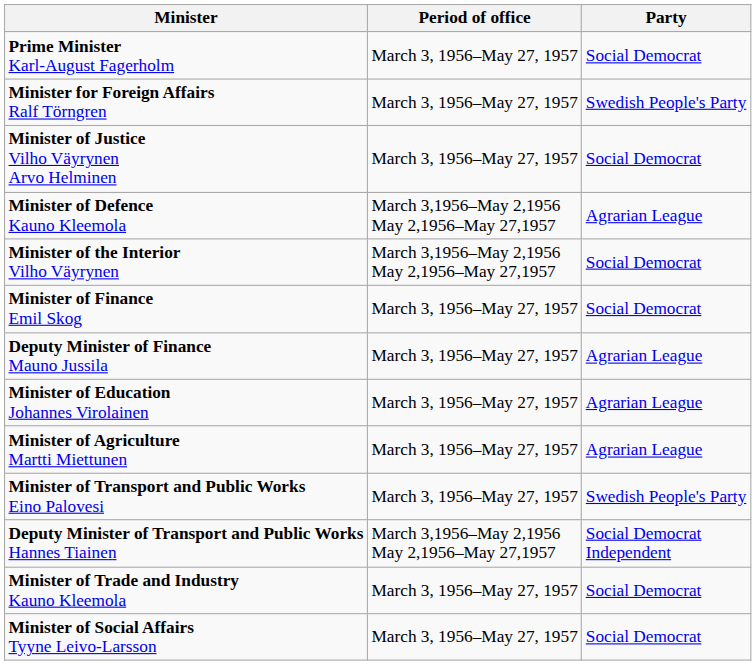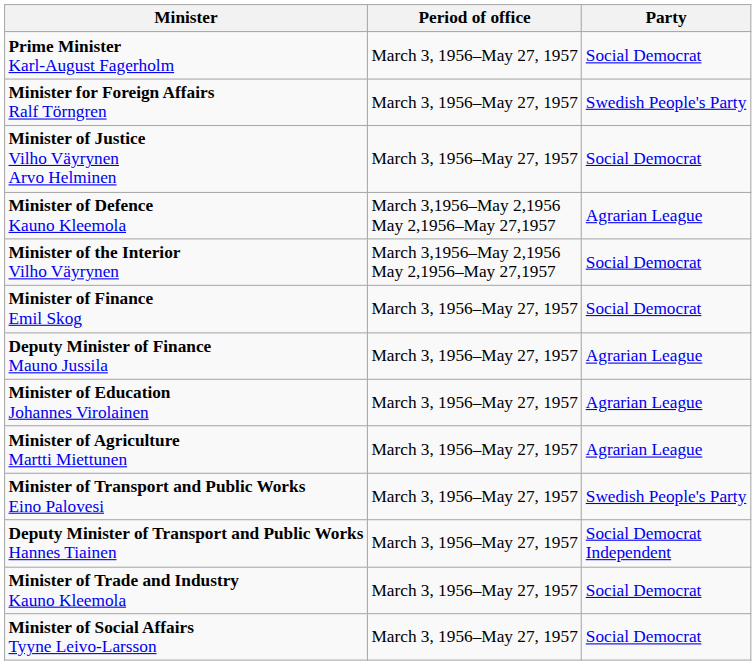(466, 543) March 3,1956–May 2,1956 May 2,1956–May 27,1957 -> (475, 543) March 3, 1956–May 27, 1957
